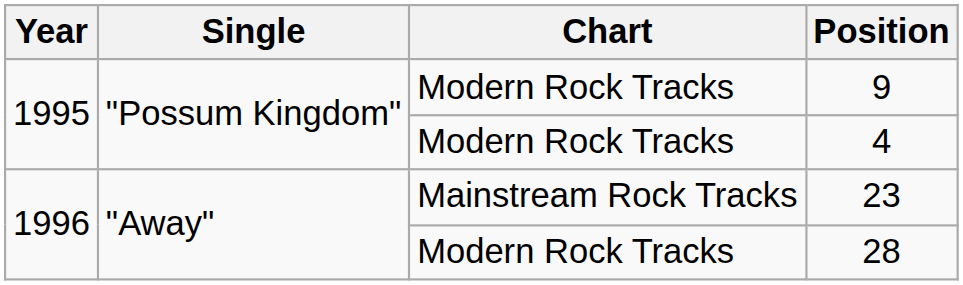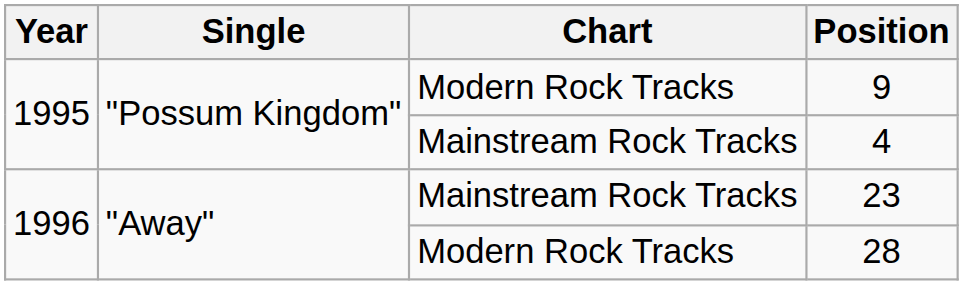(576, 141) Modern Rock Tracks -> (607, 141) Mainstream Rock Tracks
